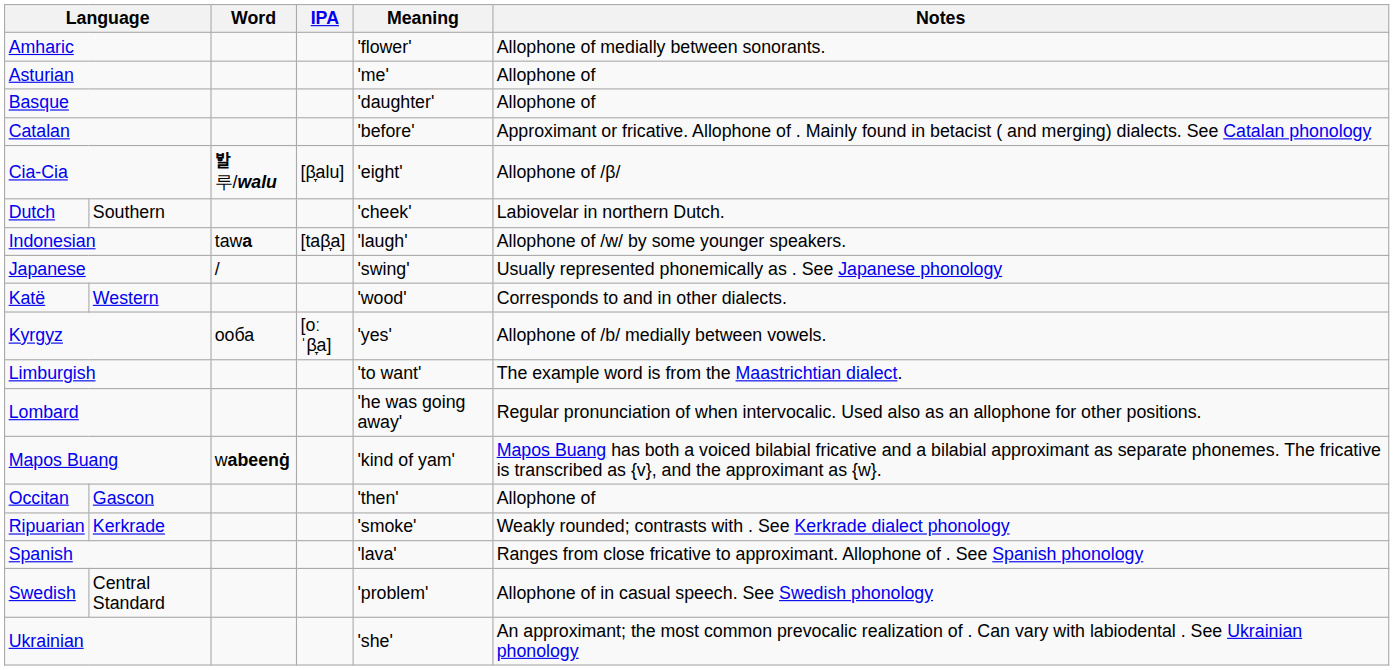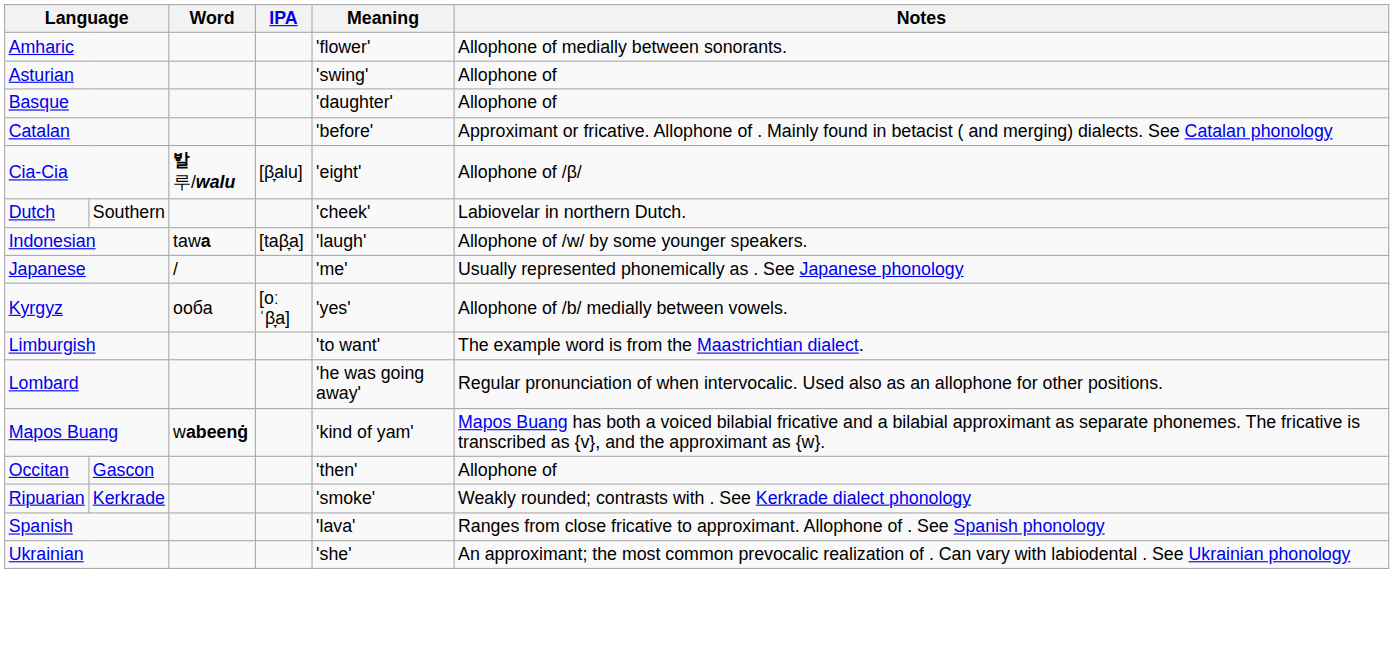(373, 74) 'me' -> (342, 74) 'swing'
(383, 269) 'swing' -> (332, 269) 'me'
- row: (27, 297)
- row: (42, 592)
